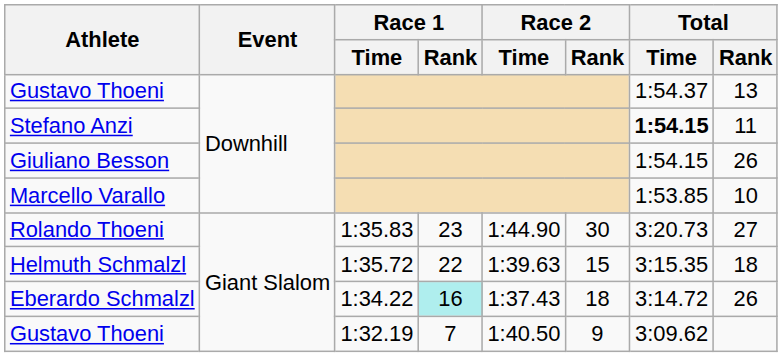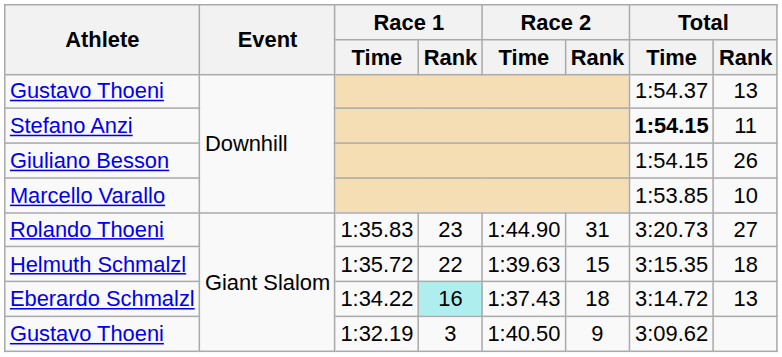(597, 230) 30 -> (597, 230) 31
(746, 299) 26 -> (746, 299) 13
(450, 334) 7 -> (450, 334) 3
